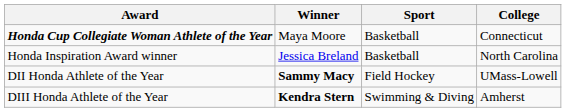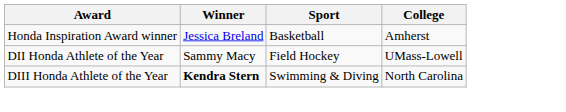- row: (140, 35)
(519, 55) North Carolina -> (407, 35) Amherst
(316, 76) bold -> (219, 55) normal
(502, 96) Amherst -> (424, 76) North Carolina
